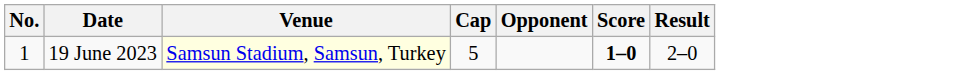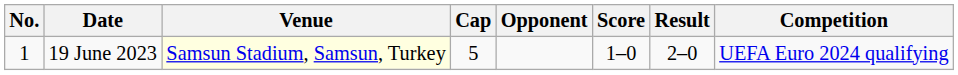+ column: (834, 20)
(621, 52) bold -> (621, 52) normal
